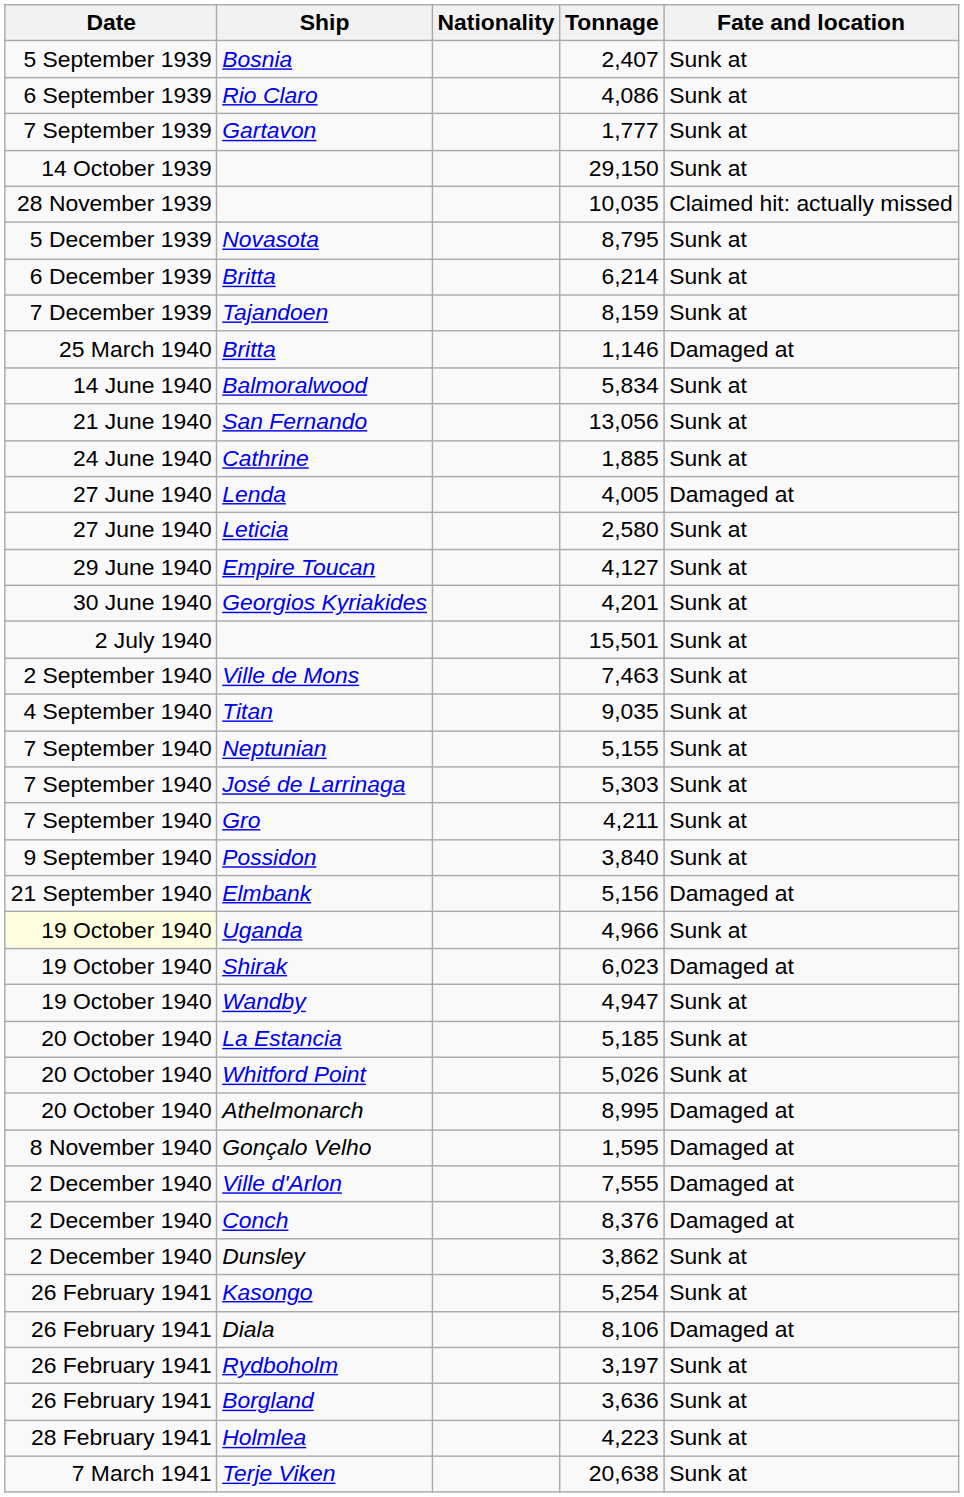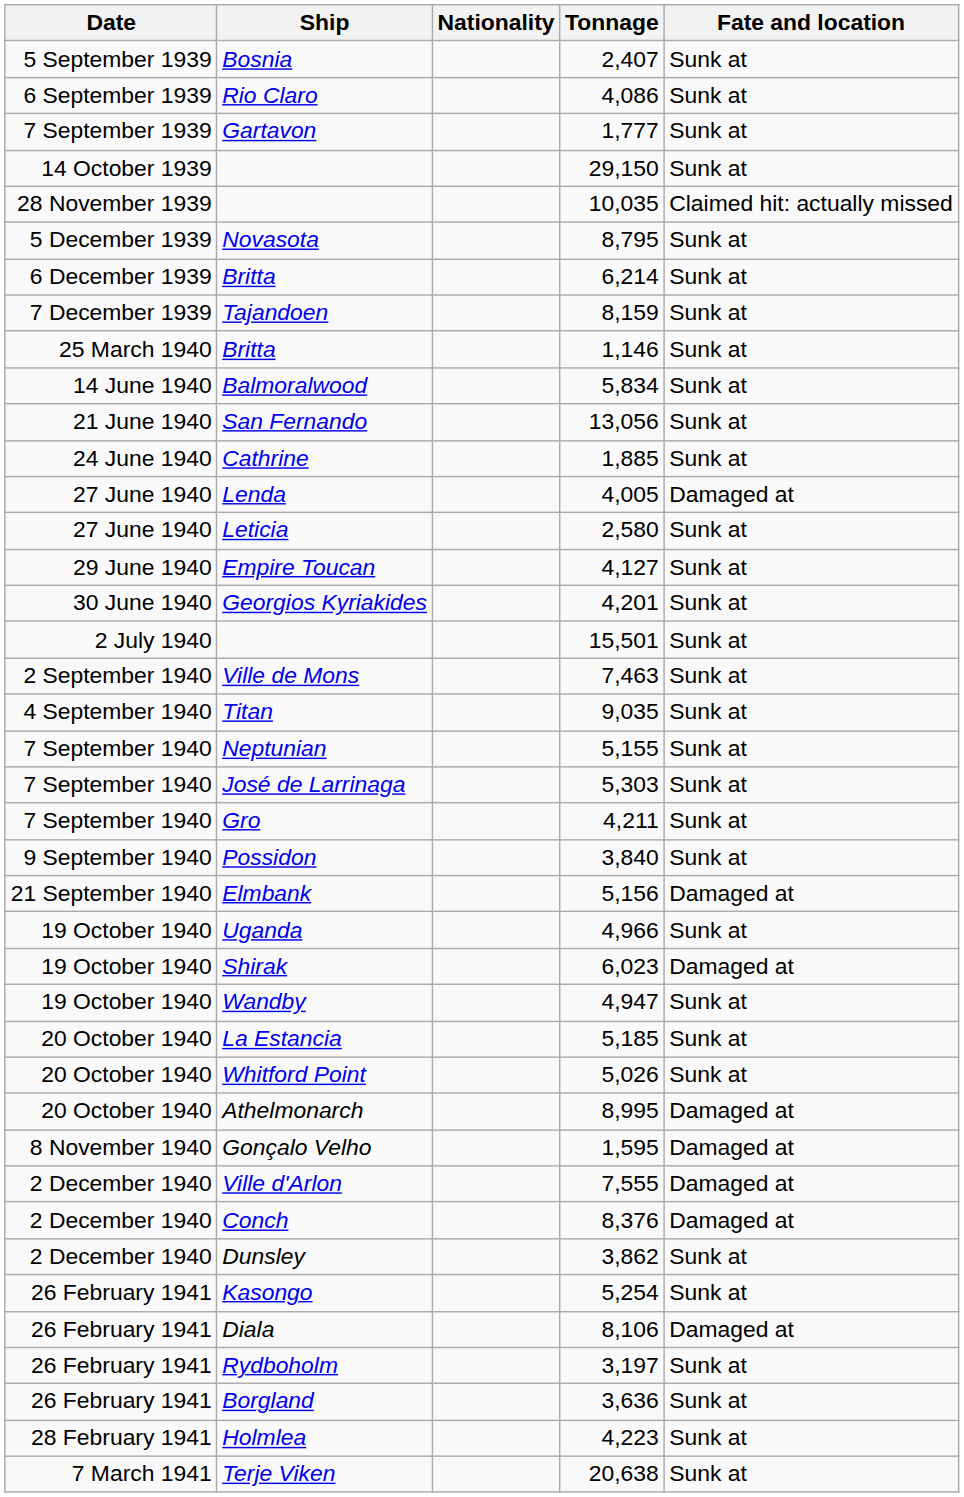(732, 349) Damaged at -> (708, 349) Sunk at
(126, 929) lightyellow background -> (126, 929) no background
